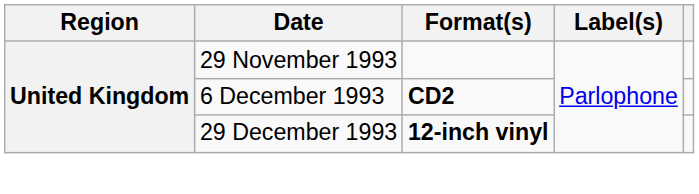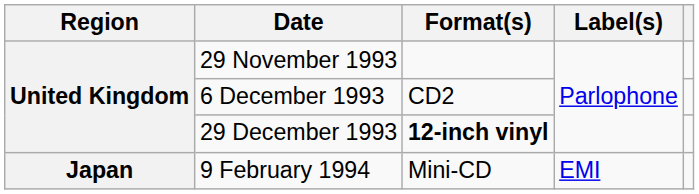(431, 96) bold -> (431, 96) normal
+ row: (285, 170)
